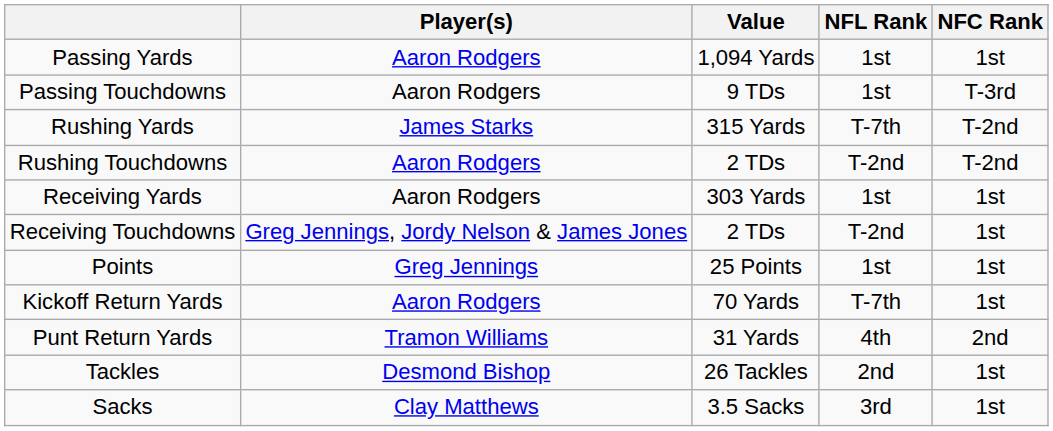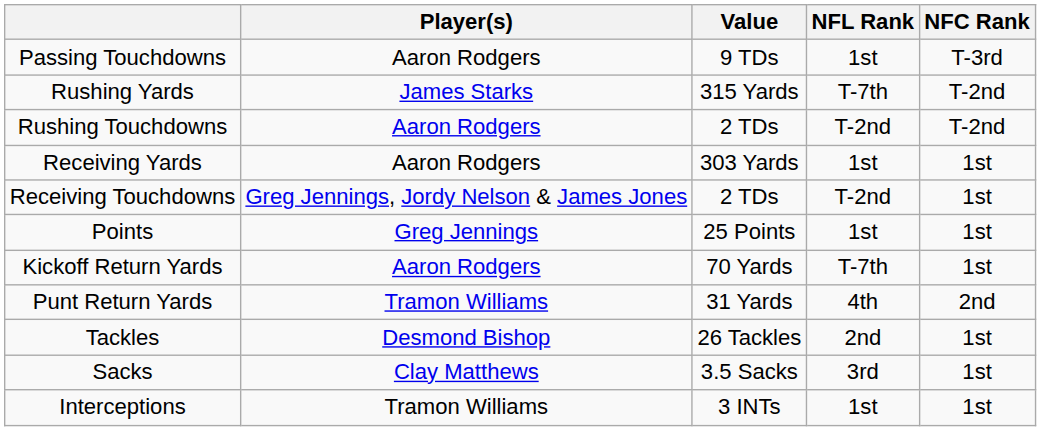- row: (122, 57)
+ row: (122, 407)
